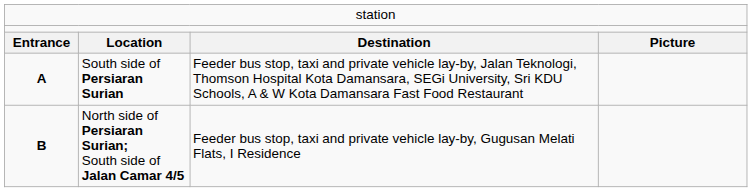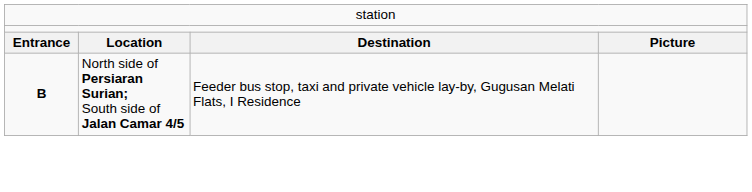- row: (121, 79)
